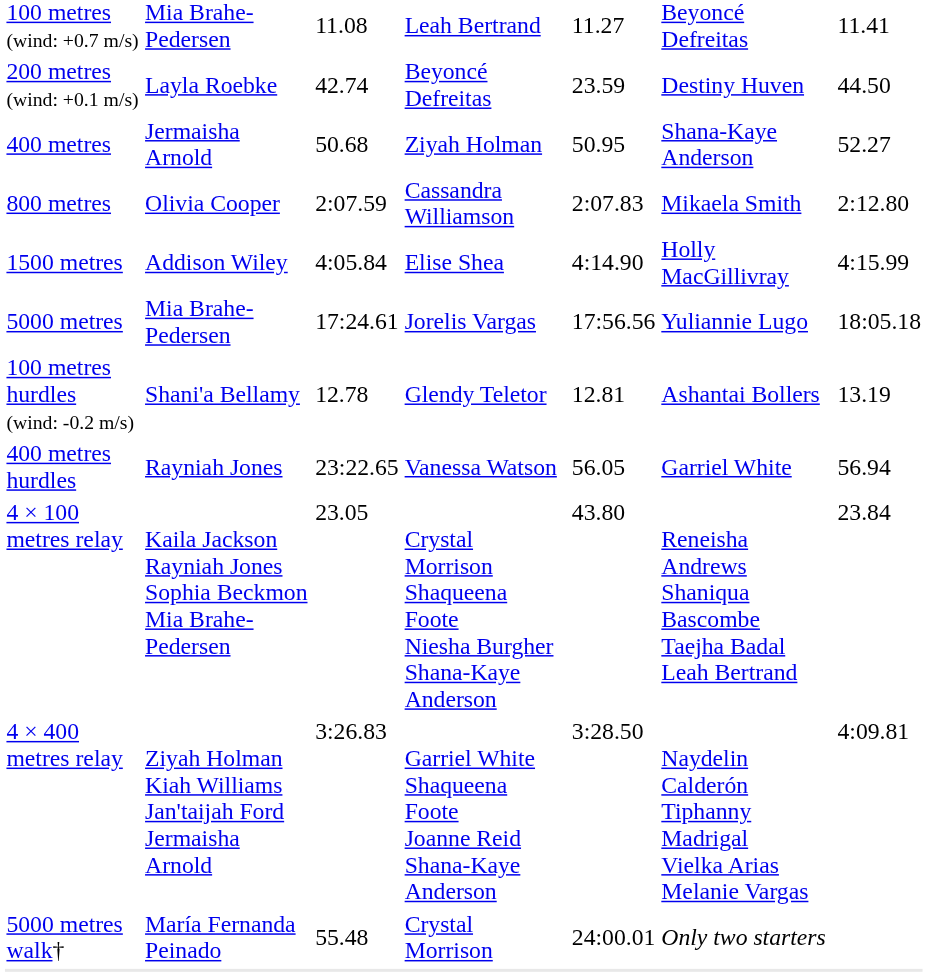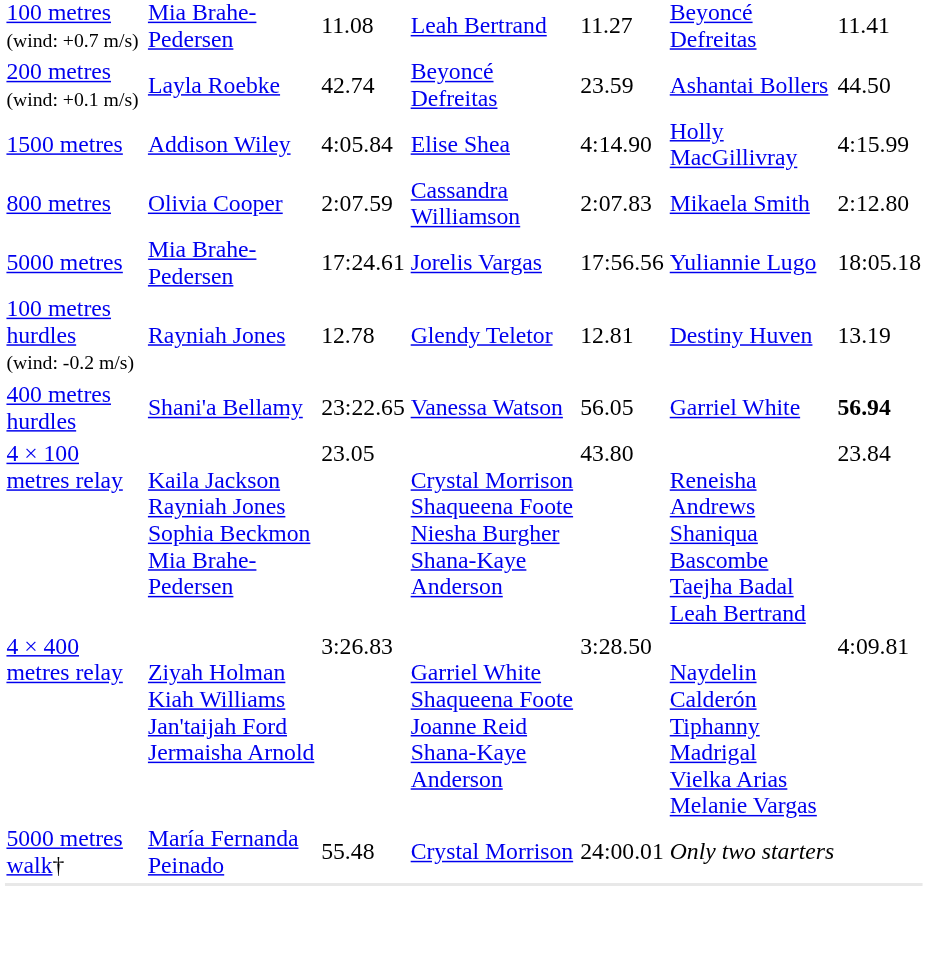(733, 85) Destiny Huven -> (749, 85) Ashantai Bollers
- row: (59, 144)
rows swapped: (59, 203) <-> (65, 262)
(222, 394) Shani'a Bellamy -> (217, 335) Rayniah Jones
(741, 394) Ashantai Bollers -> (741, 335) Destiny Huven
(214, 466) Rayniah Jones -> (225, 407) Shani'a Bellamy
(864, 466) normal -> (864, 407) bold
